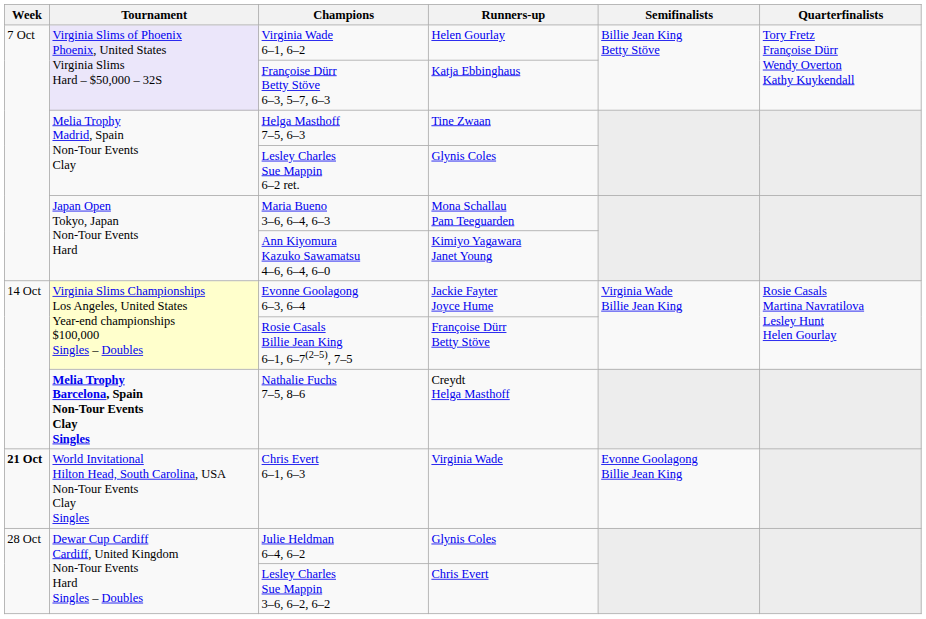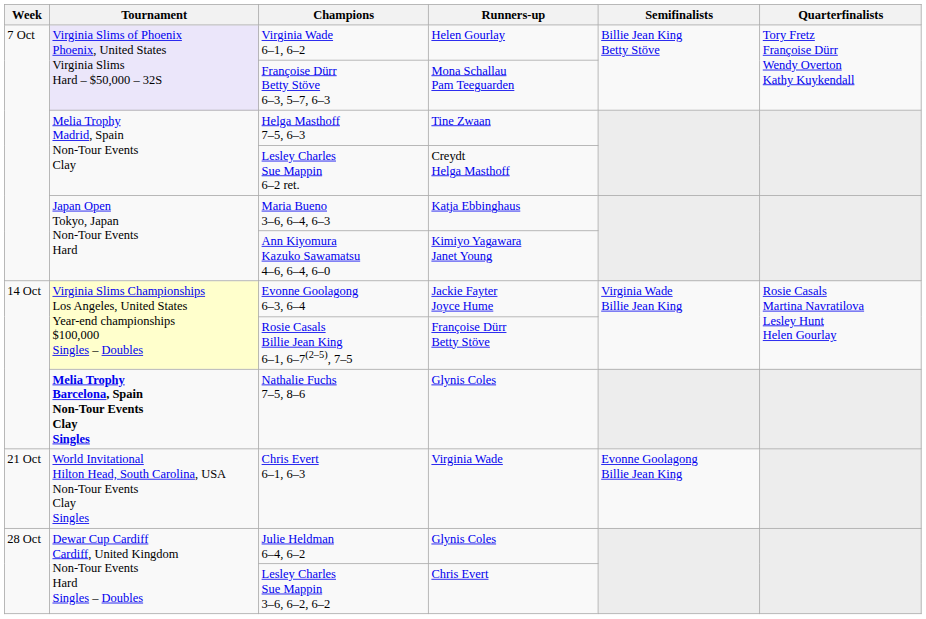(476, 70) Katja Ebbinghaus -> (473, 78) Mona Schallau Pam Teeguarden
(464, 156) Glynis Coles -> (471, 163) Creydt Helga Masthoff
(473, 213) Mona Schallau Pam Teeguarden -> (476, 206) Katja Ebbinghaus
(471, 386) Creydt Helga Masthoff -> (464, 379) Glynis Coles
(25, 459) bold -> (24, 459) normal
